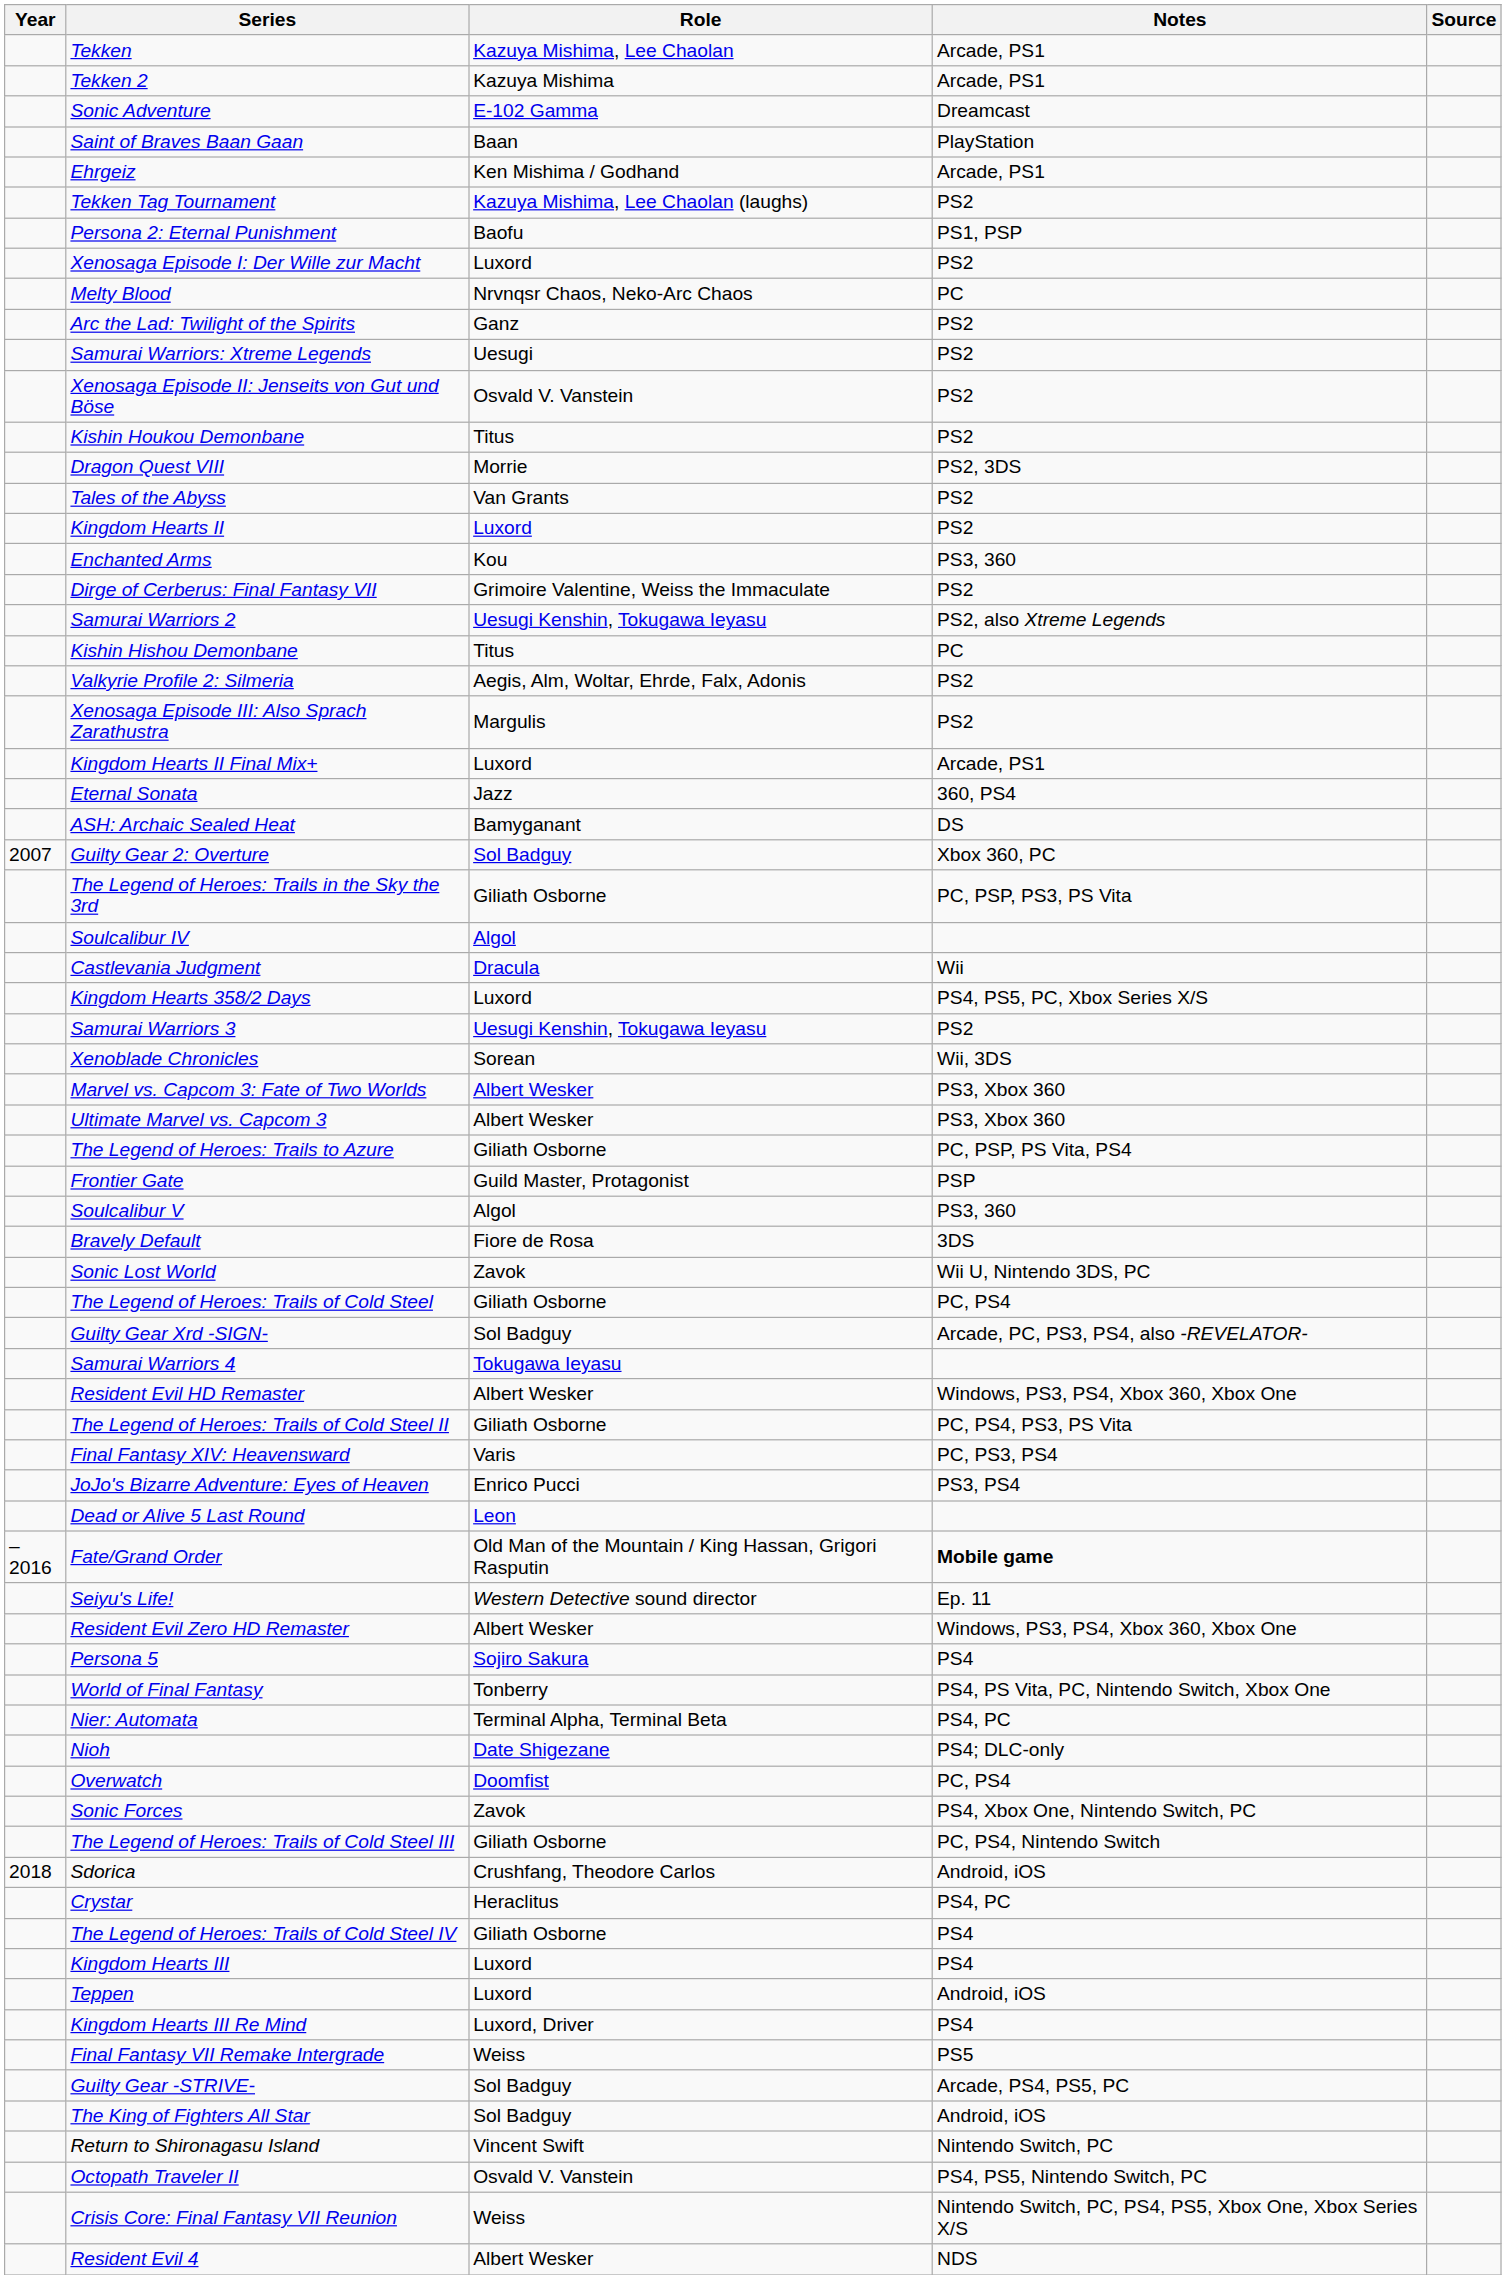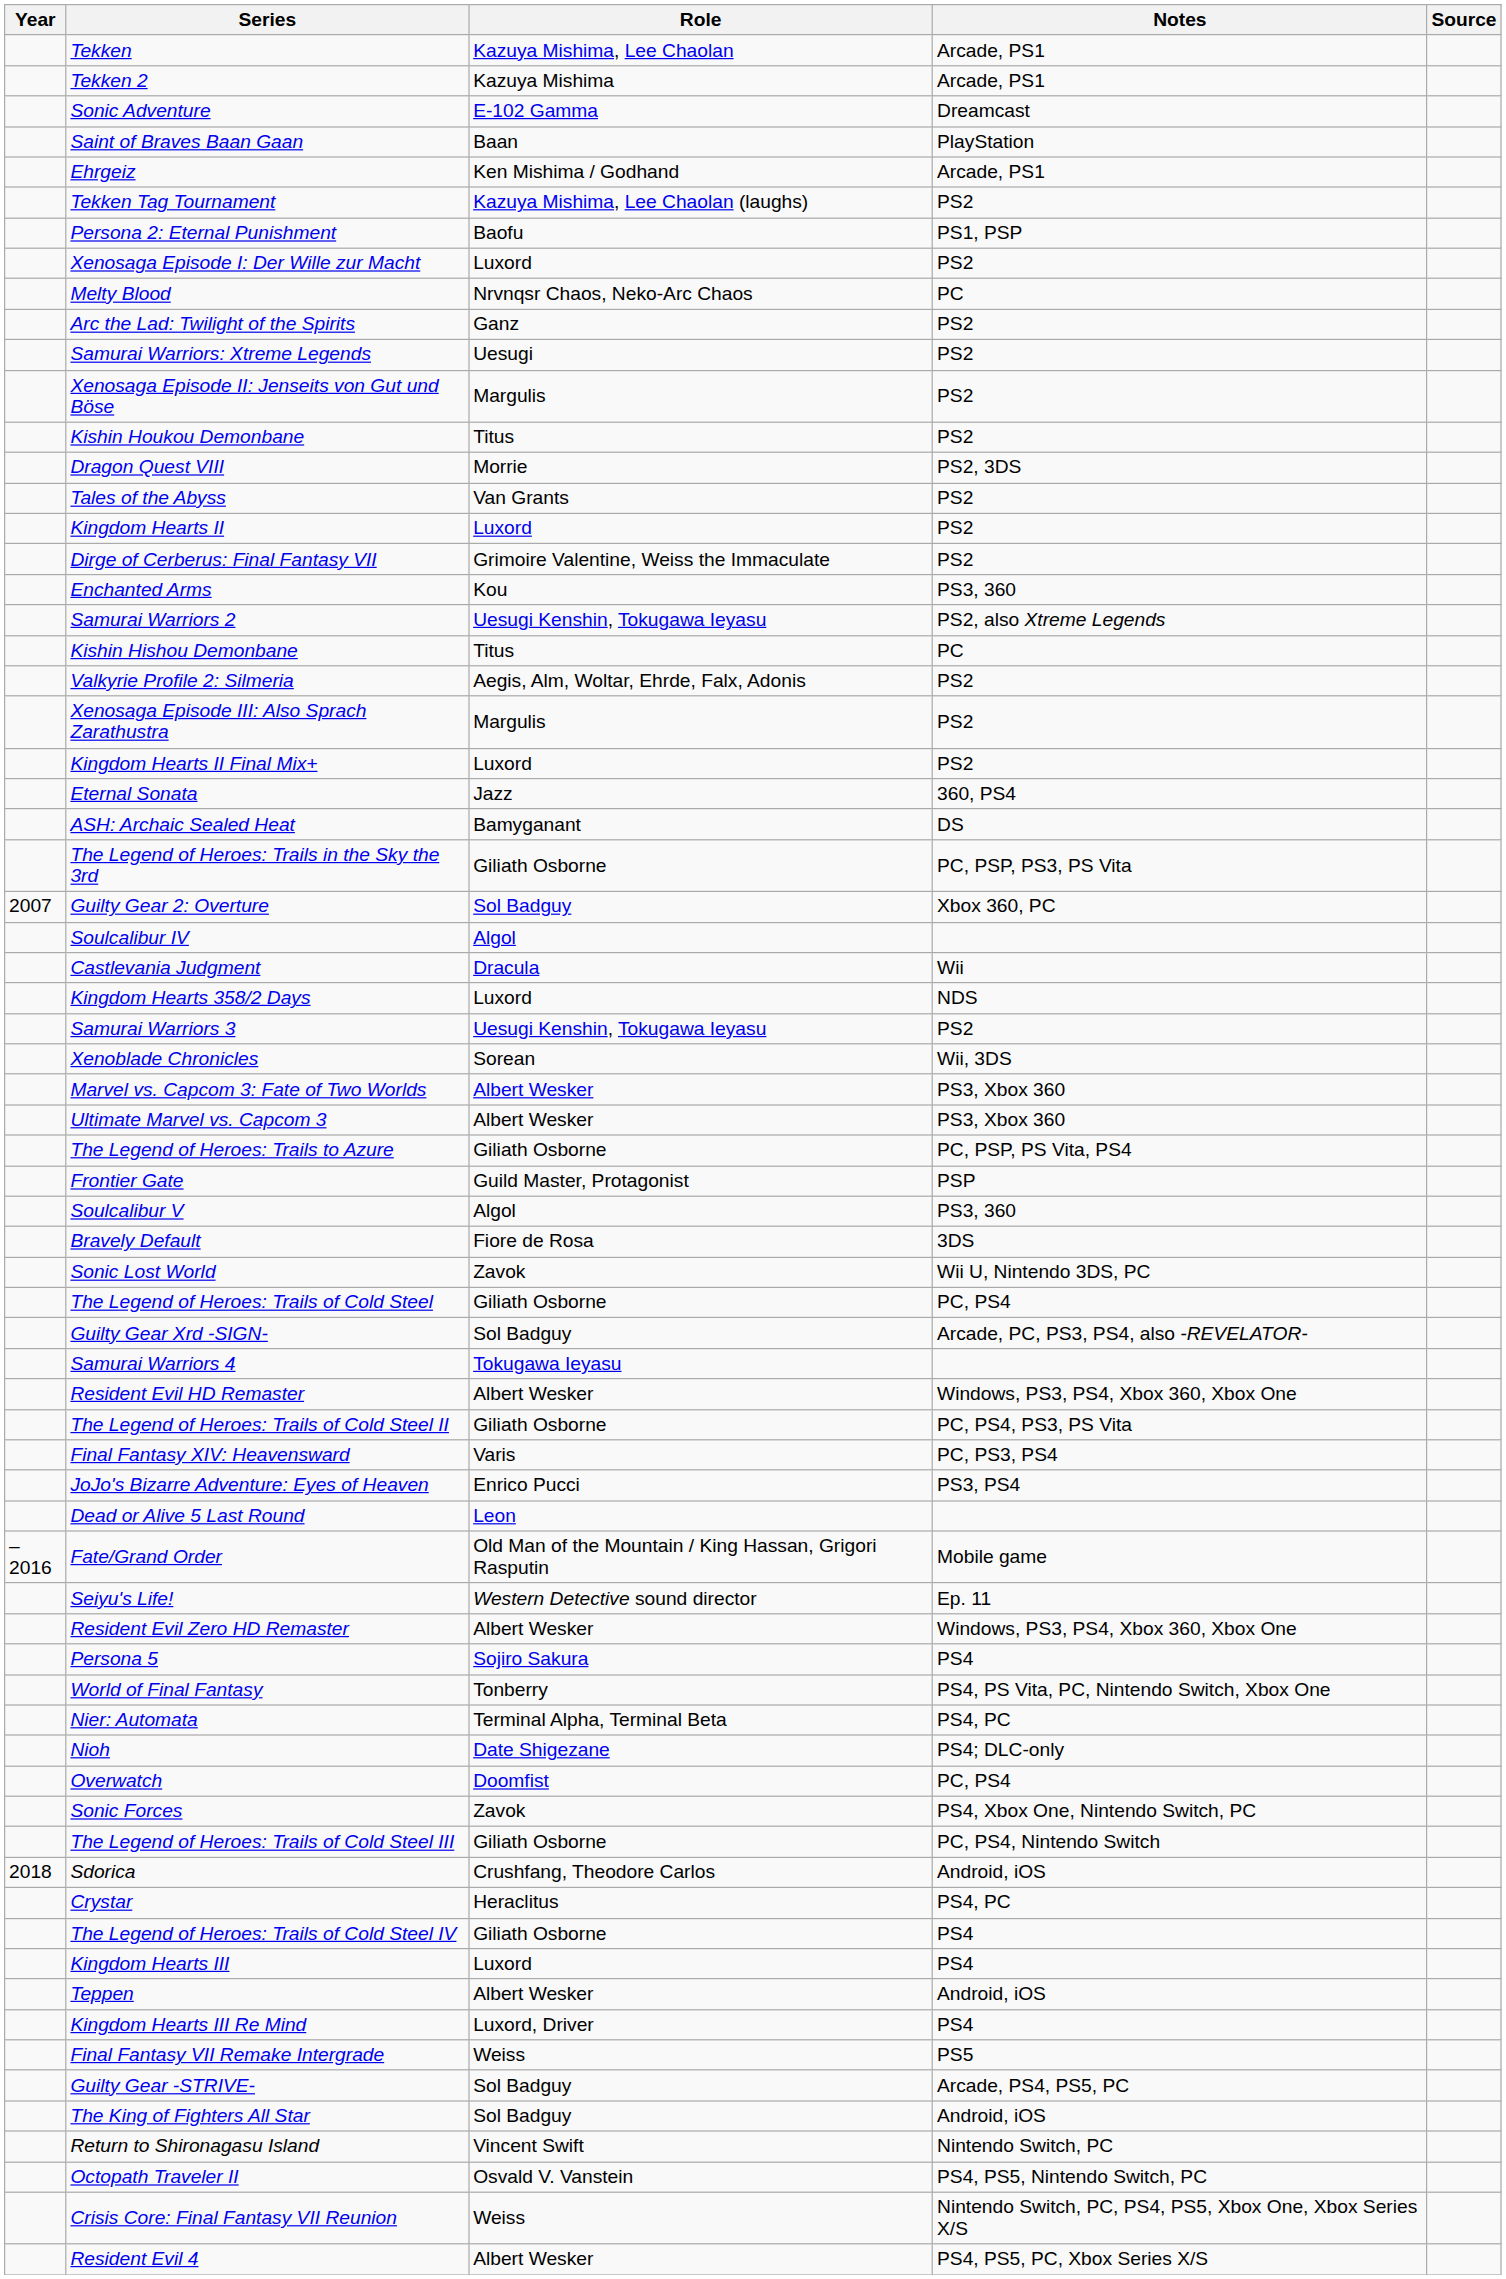(553, 395) Osvald V. Vanstein -> (509, 395) Margulis
rows swapped: (141, 558) <-> (224, 589)
(991, 763) Arcade, PS1 -> (955, 763) PS2
rows swapped: (255, 895) <-> (170, 854)
(1073, 998) PS4, PS5, PC, Xbox Series X/S -> (957, 998) NDS
(995, 1556) bold -> (992, 1556) normal
(502, 1994) Luxord -> (533, 1994) Albert Wesker
(957, 2259) NDS -> (1073, 2259) PS4, PS5, PC, Xbox Series X/S
